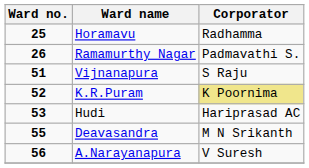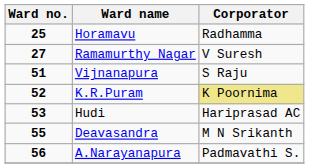(38, 54) 26 -> (38, 54) 27
(251, 54) Padmavathi S. -> (232, 54) V Suresh
(232, 153) V Suresh -> (251, 153) Padmavathi S.
